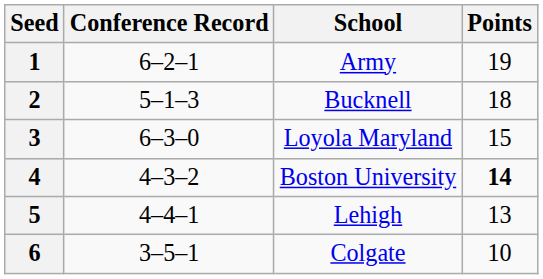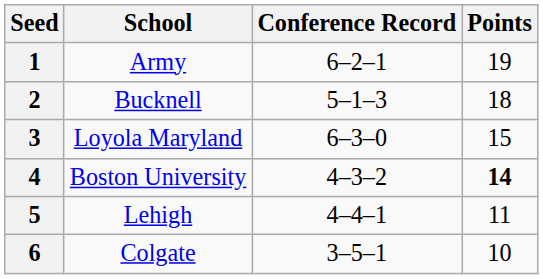columns swapped: (368, 23) <-> (169, 23)
(500, 215) 13 -> (500, 215) 11
